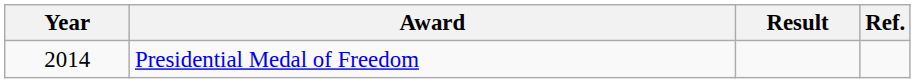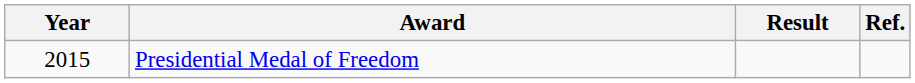(67, 58) 2014 -> (67, 58) 2015
